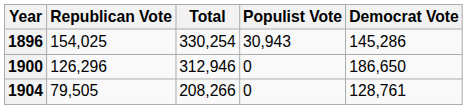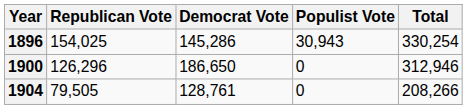columns swapped: (404, 16) <-> (207, 16)
